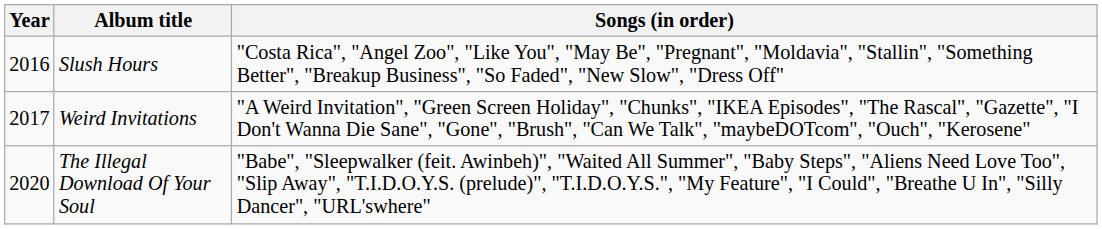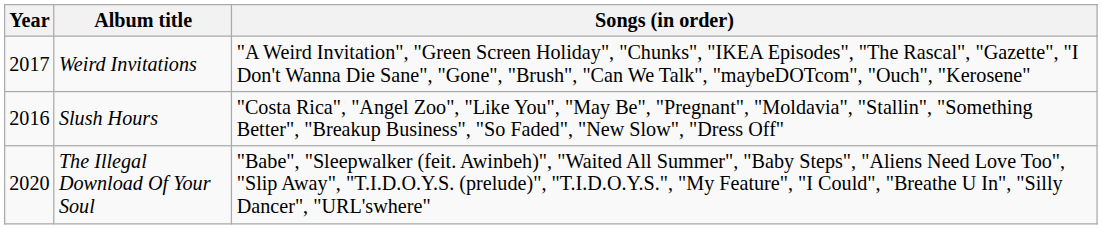rows swapped: (108, 63) <-> (128, 118)
